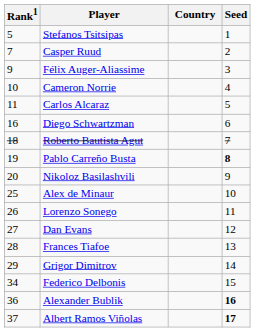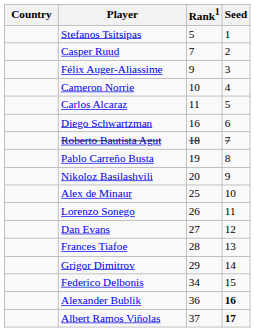columns swapped: (195, 14) <-> (22, 14)
(228, 158) bold -> (228, 158) normal
